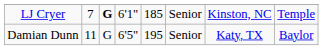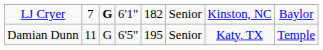(153, 14) 185 -> (153, 14) 182
(296, 14) Temple -> (296, 14) Baylor
(296, 34) Baylor -> (296, 34) Temple
